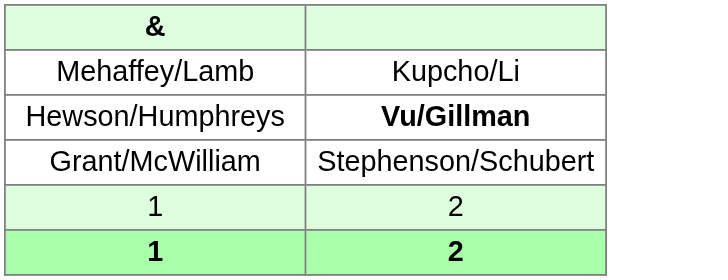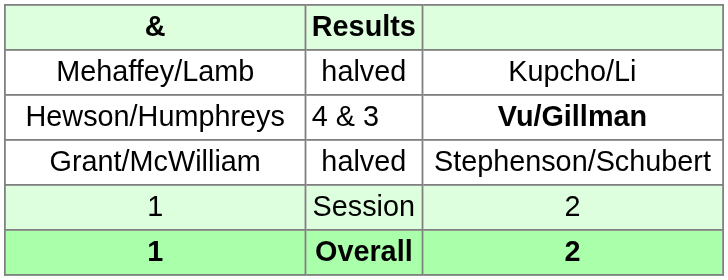+ column: (364, 26)
